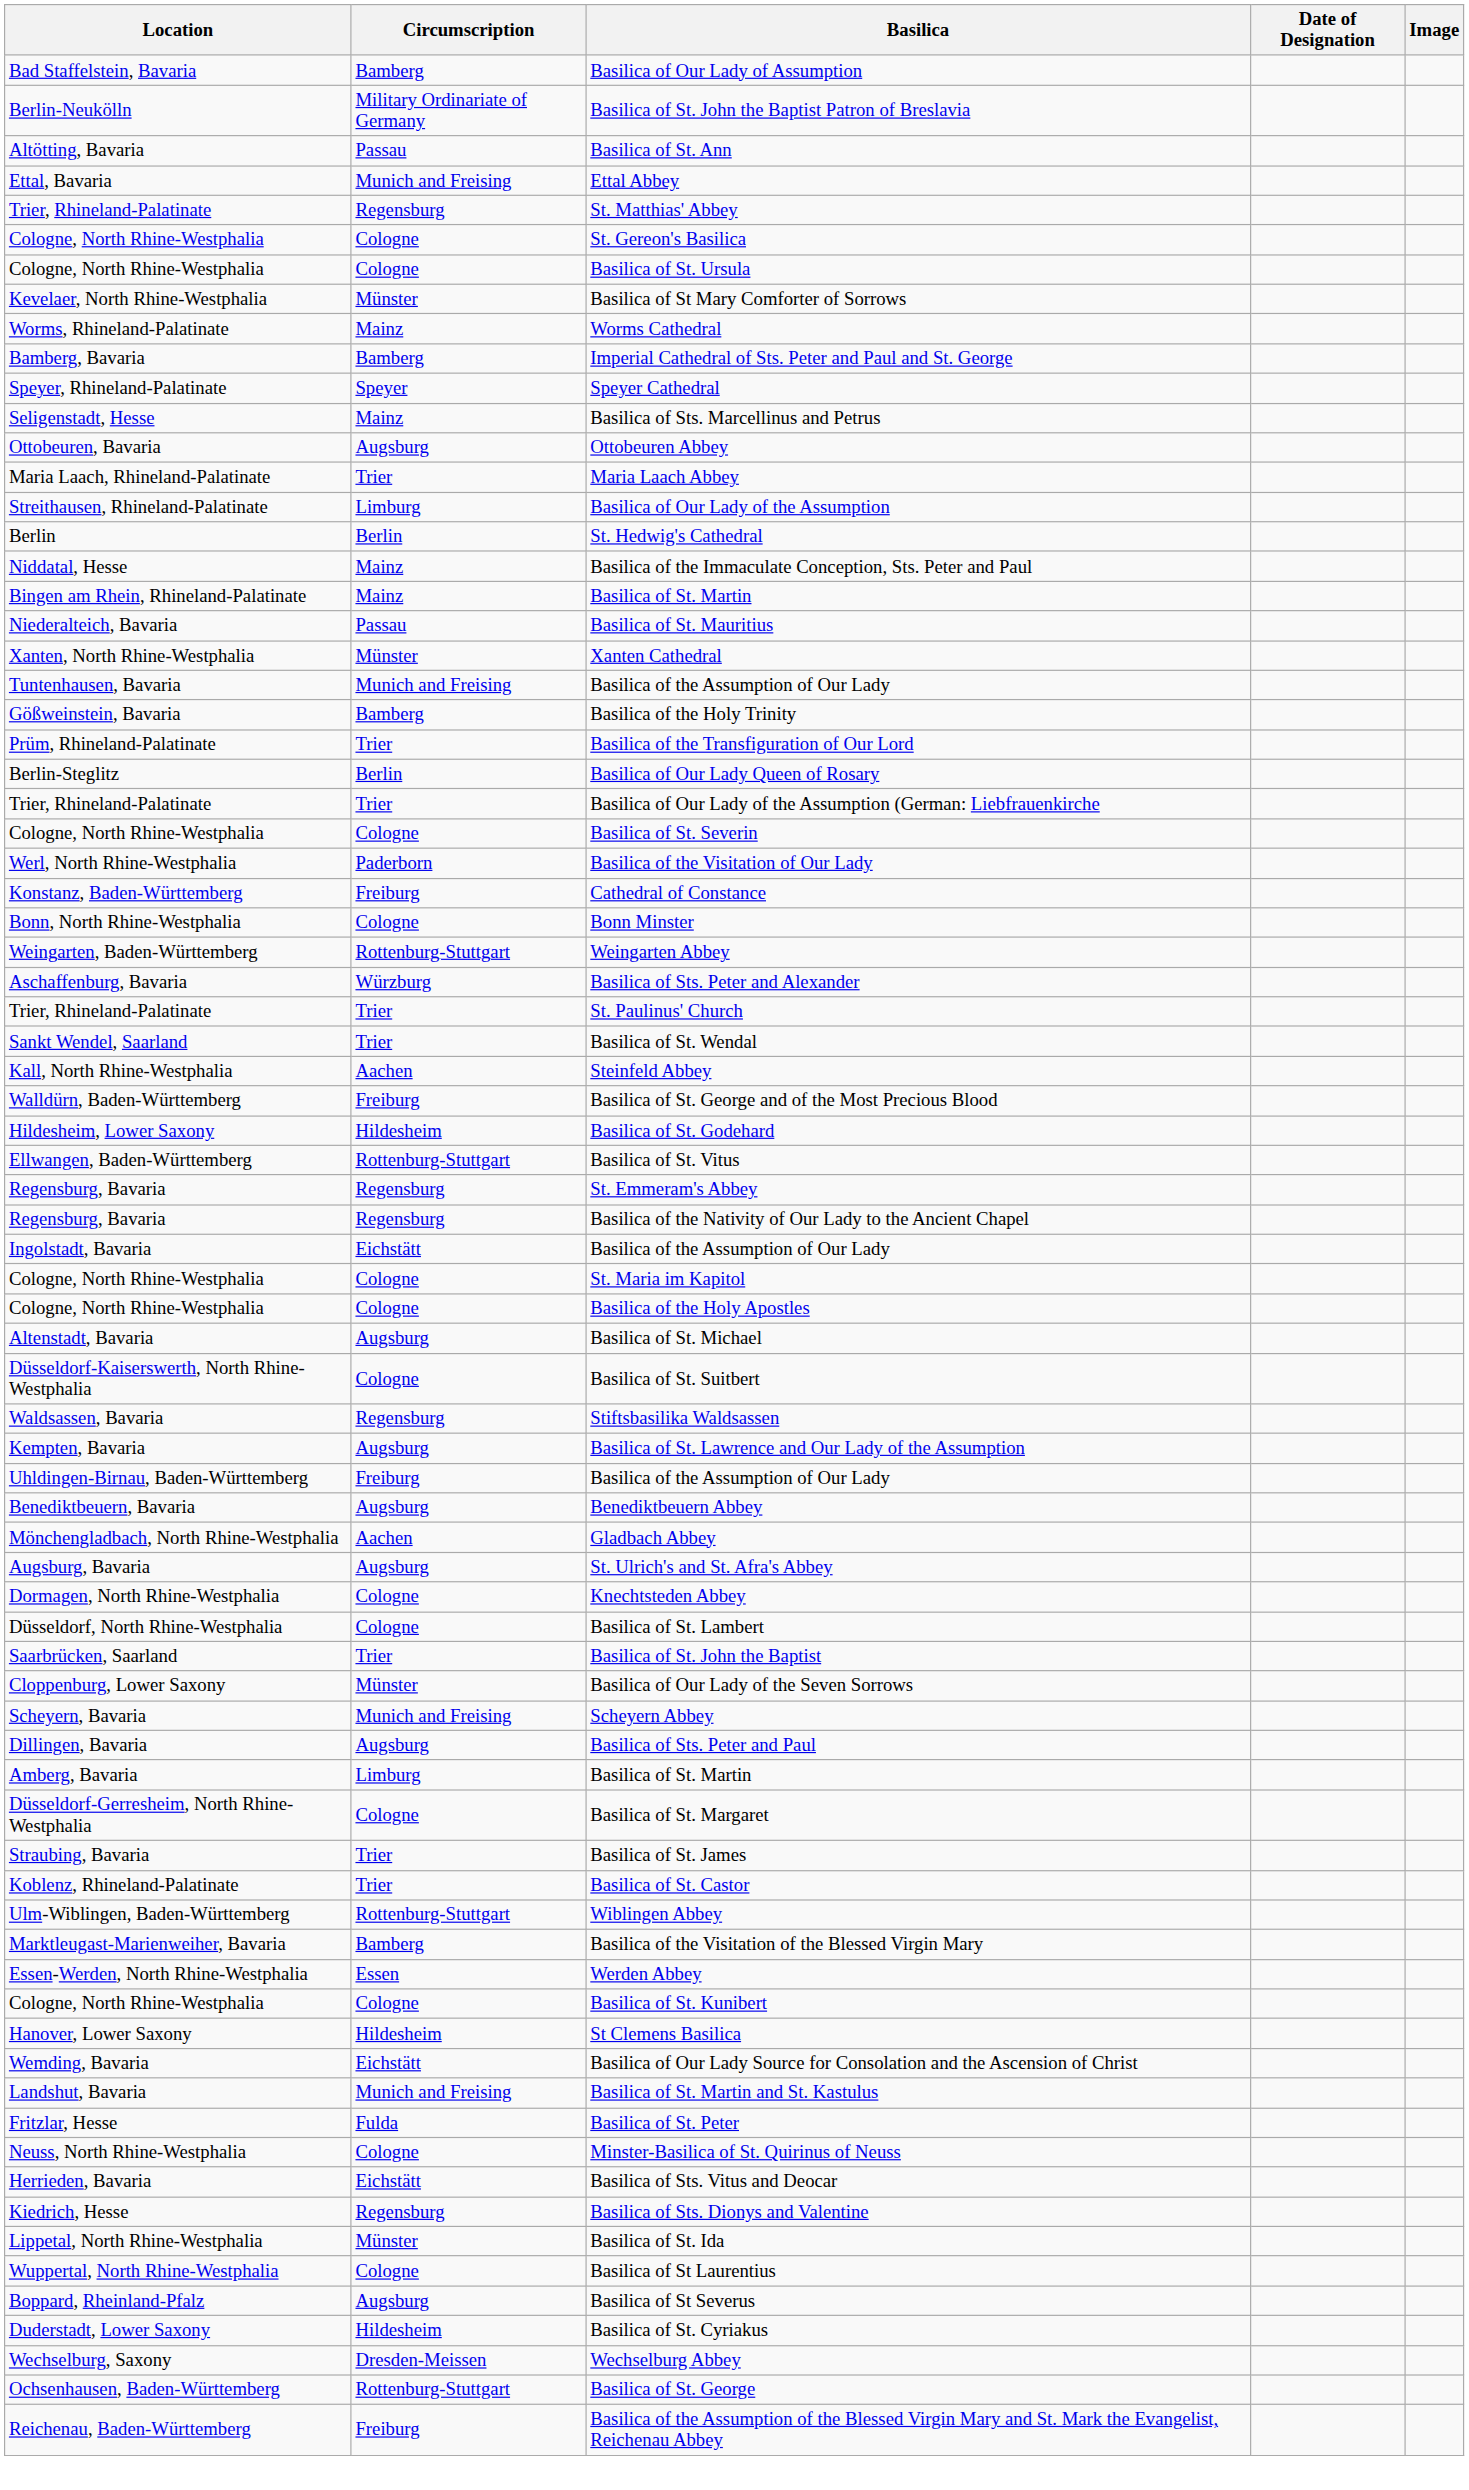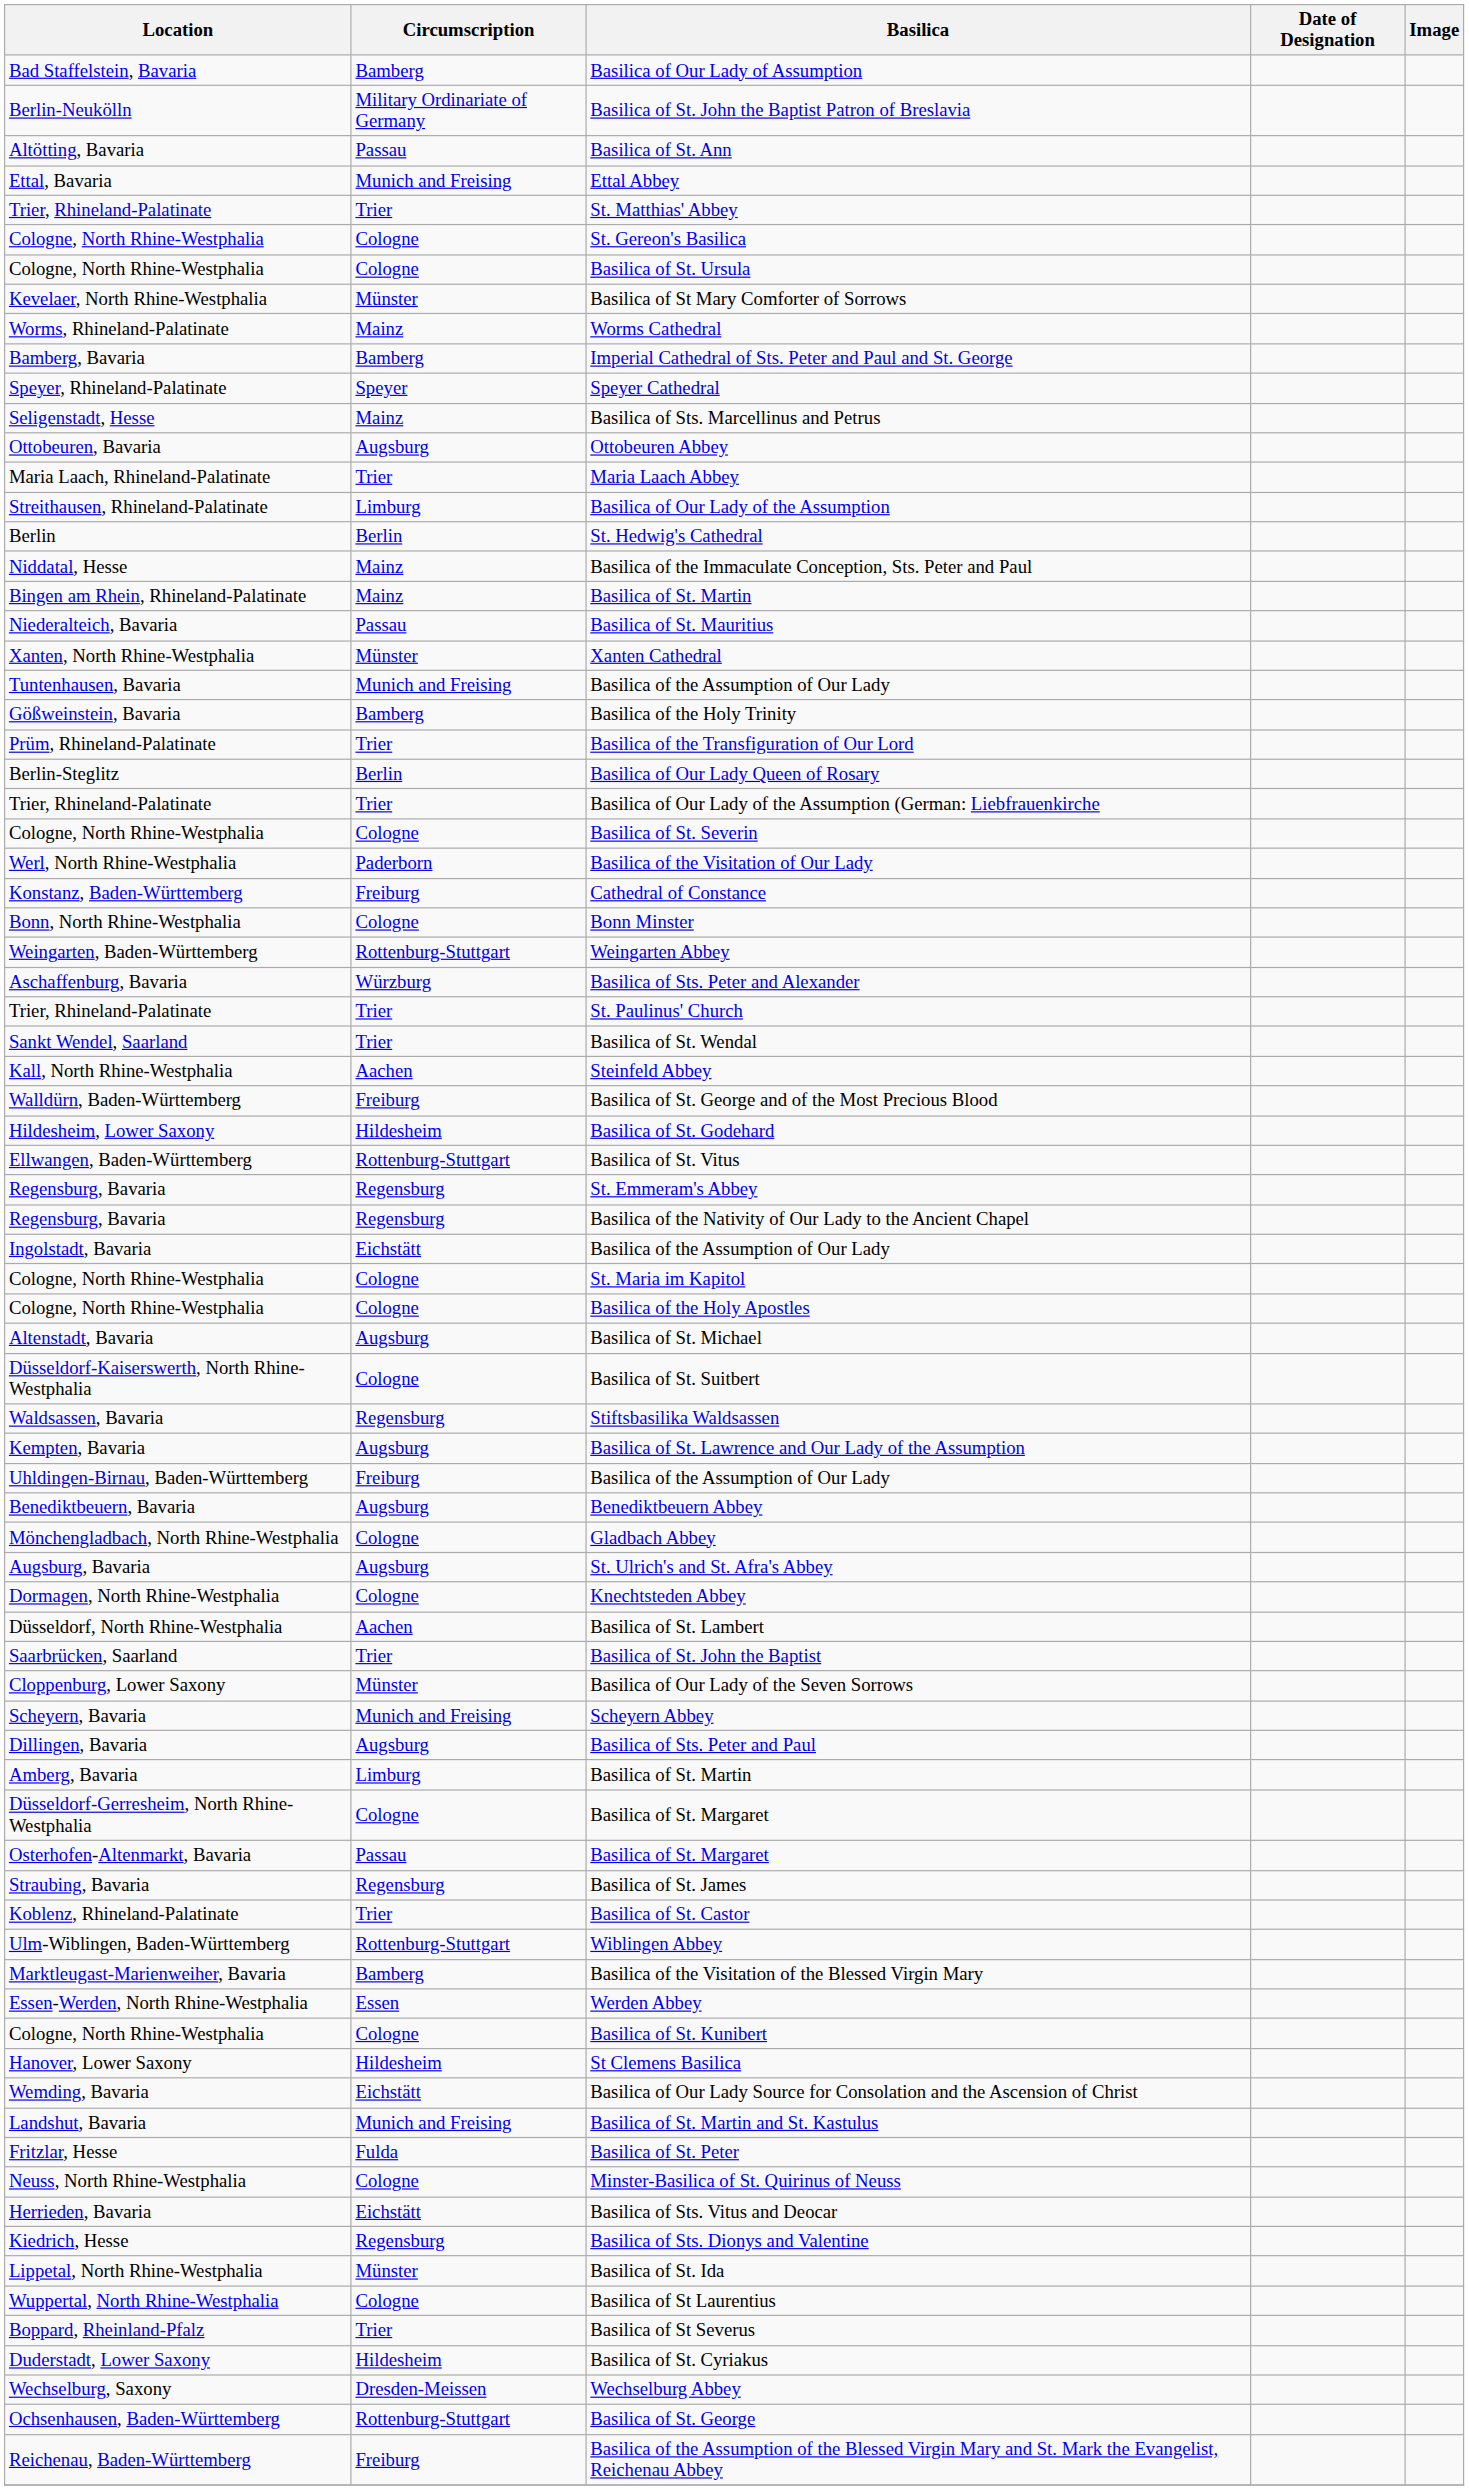(400, 209) Regensburg -> (374, 209) Trier
(384, 1537) Aachen -> (387, 1537) Cologne
(387, 1626) Cologne -> (384, 1626) Aachen
+ row: (130, 1855)
(374, 1855) Trier -> (400, 1884) Regensburg
(392, 2300) Augsburg -> (374, 2330) Trier
